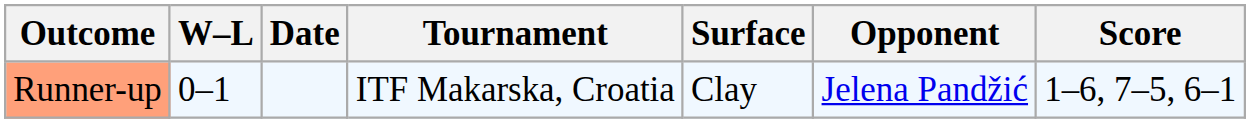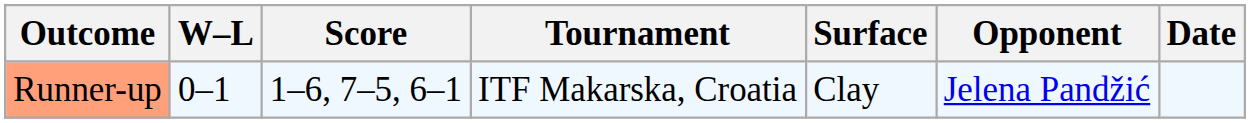columns swapped: (305, 32) <-> (1140, 32)
